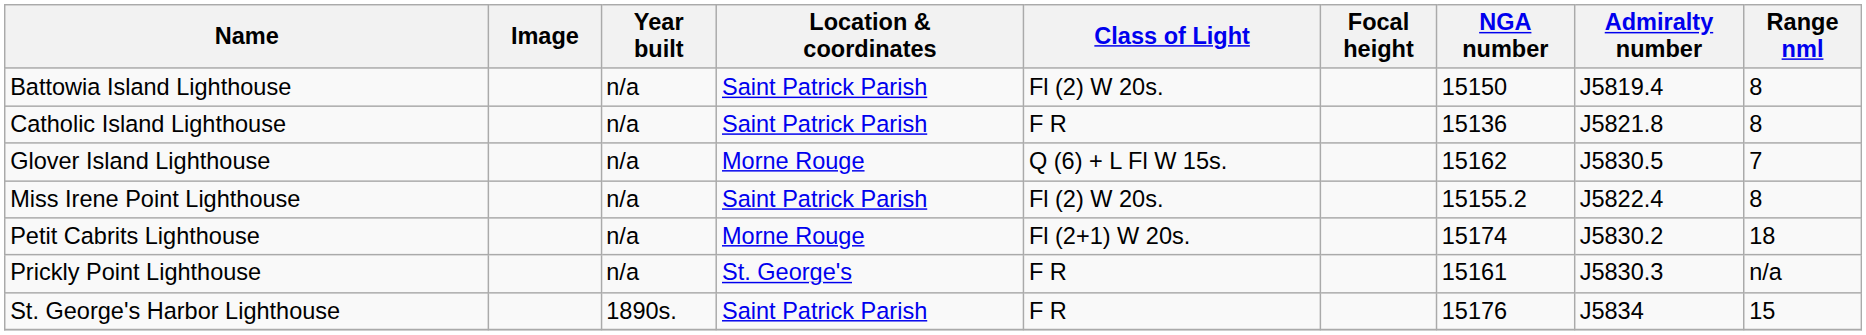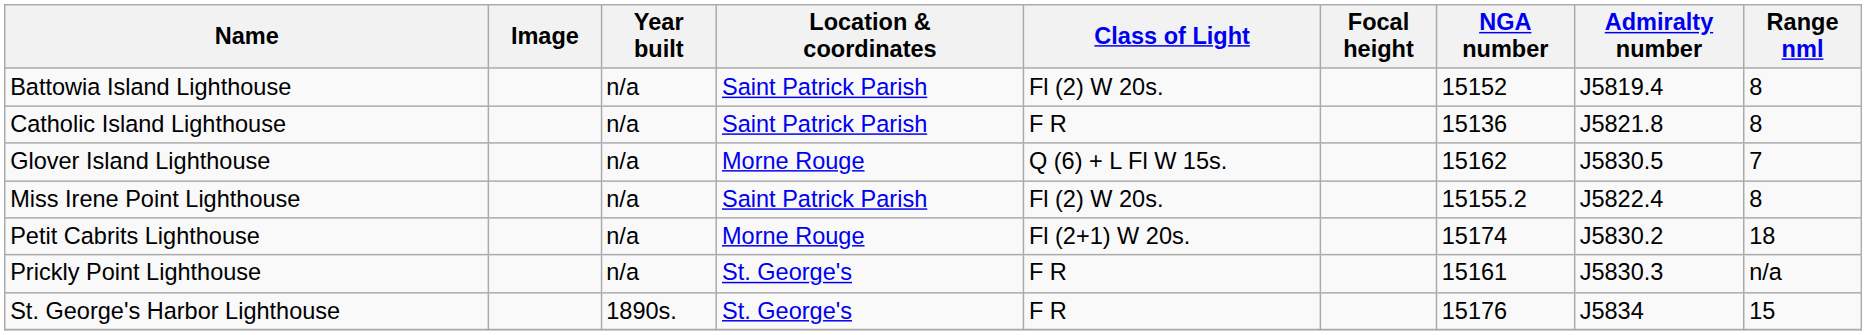(1474, 86) 15150 -> (1474, 86) 15152
(825, 310) Saint Patrick Parish -> (787, 310) St. George's
